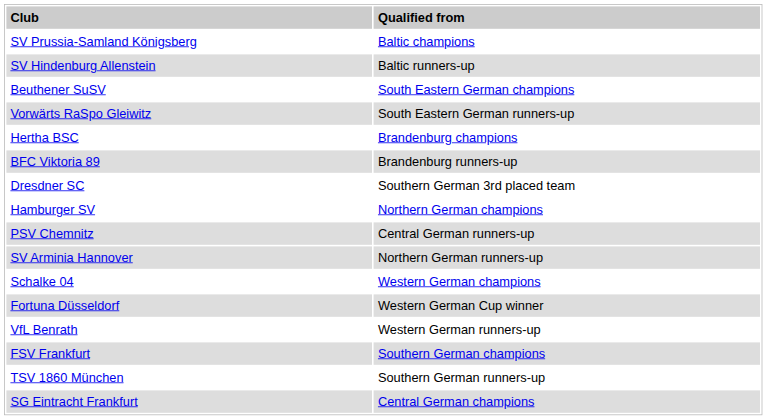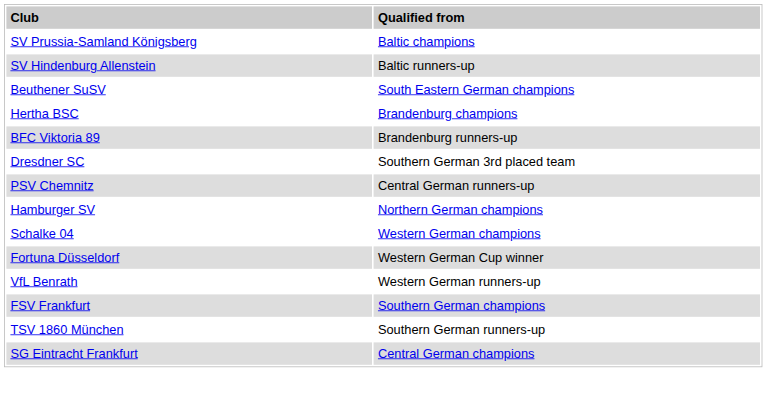- row: (81, 113)
rows swapped: (52, 233) <-> (53, 209)
- row: (72, 257)
